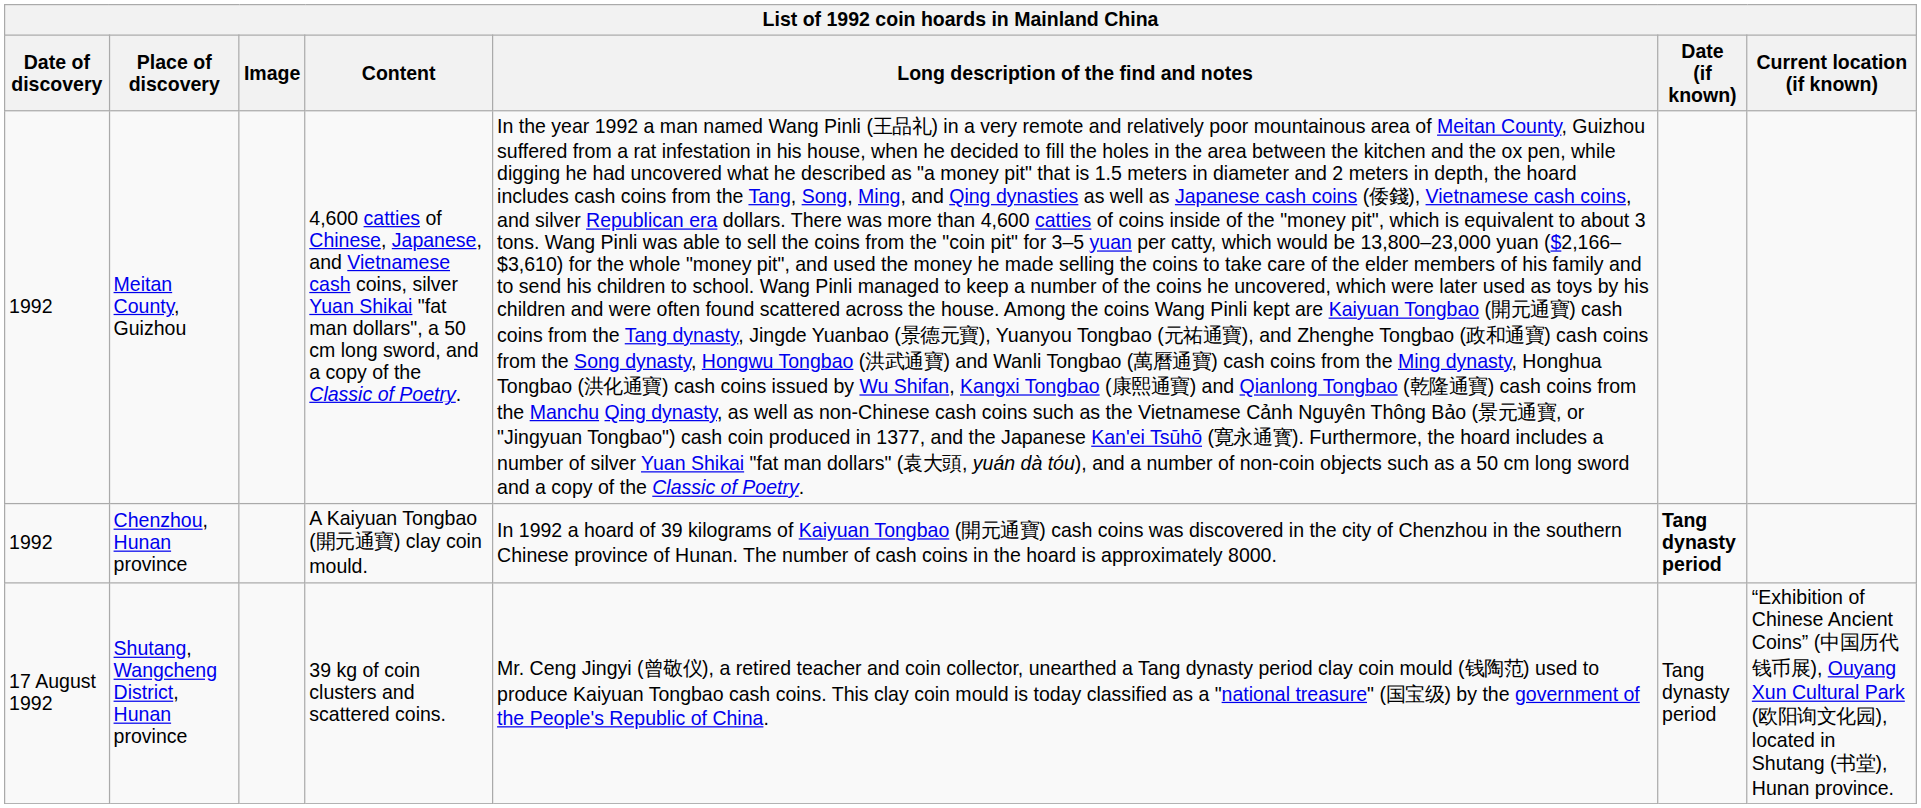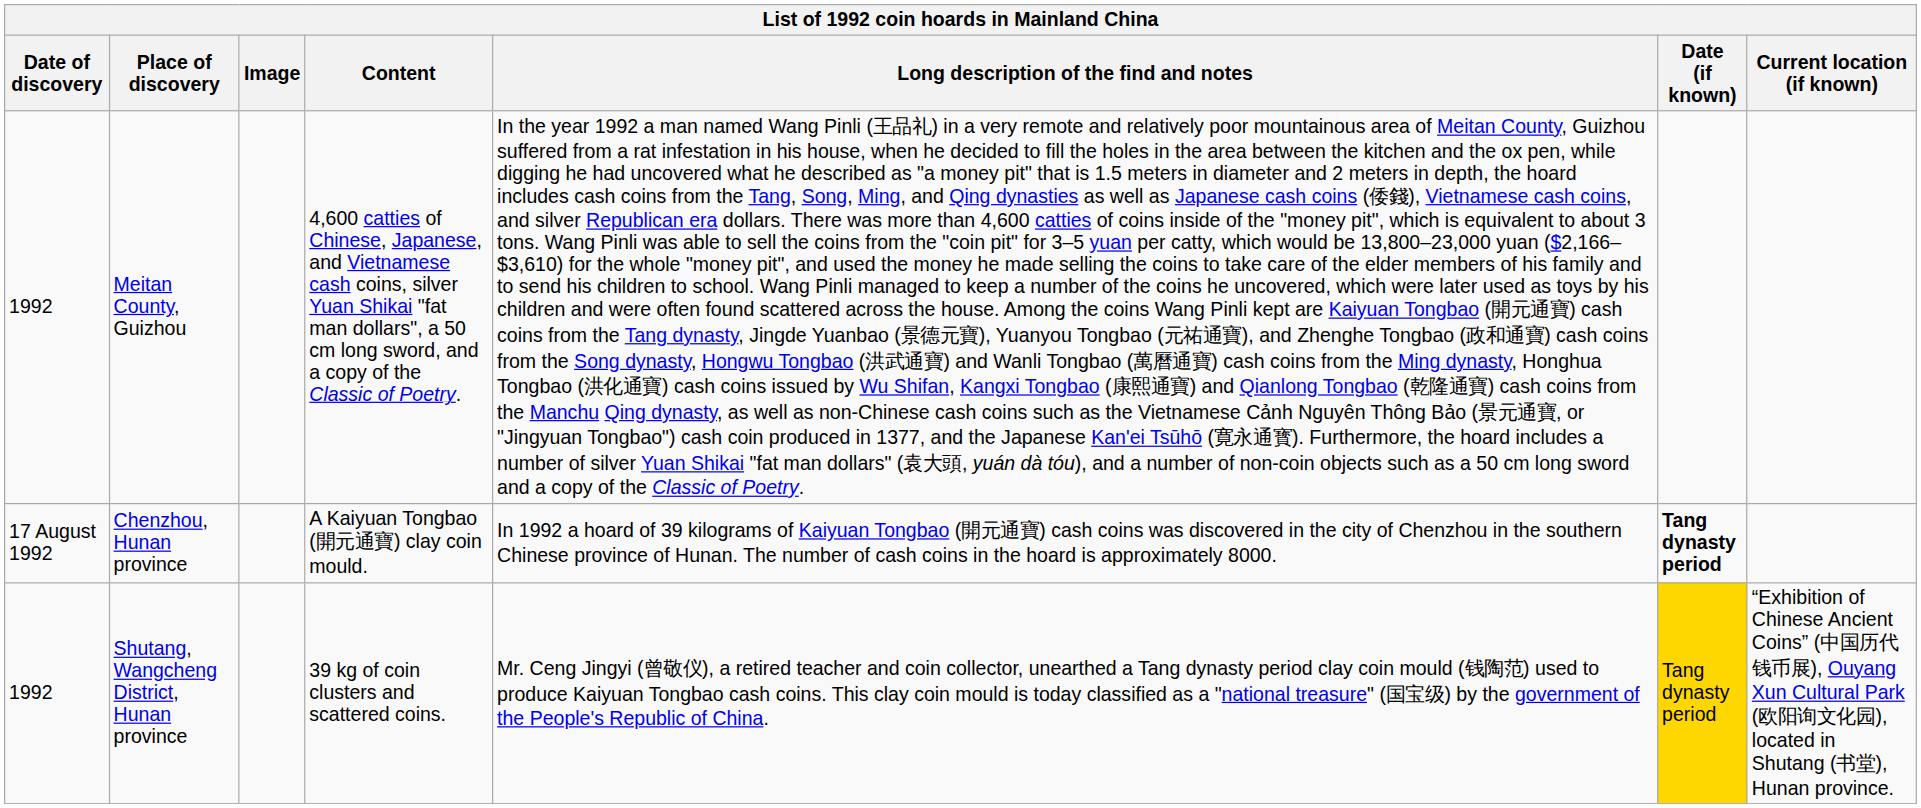(31, 542) 1992 -> (53, 542) 17 August 1992
(53, 692) 17 August 1992 -> (31, 692) 1992
(1696, 692) no background -> (1696, 692) gold background
